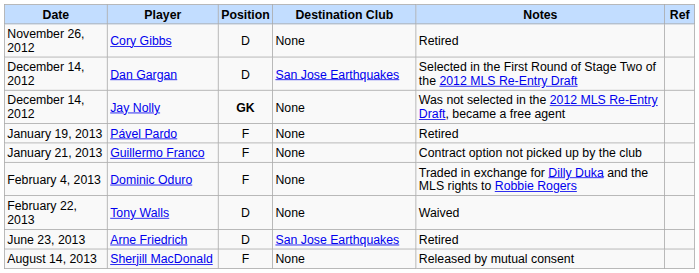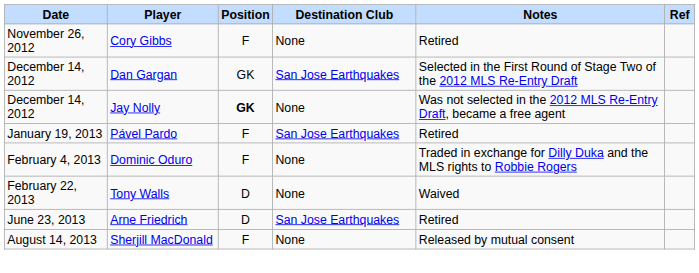(245, 41) D -> (245, 41) F
(245, 74) D -> (245, 74) GK
(290, 134) None -> (337, 134) San Jose Earthquakes
- row: (157, 153)
